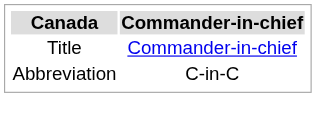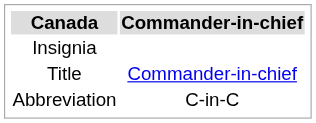+ row: (64, 48)
